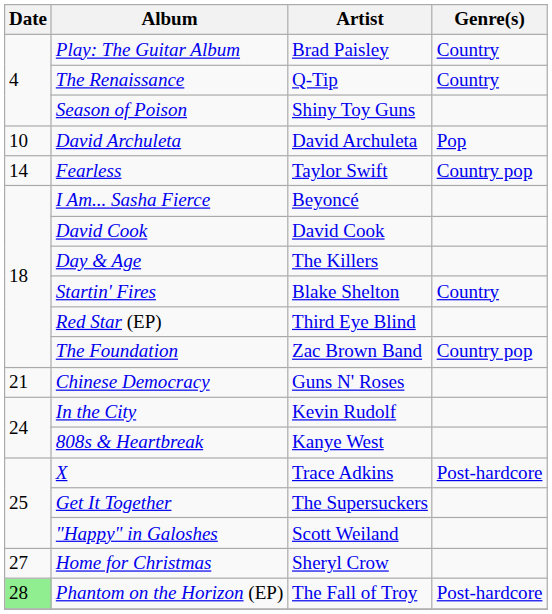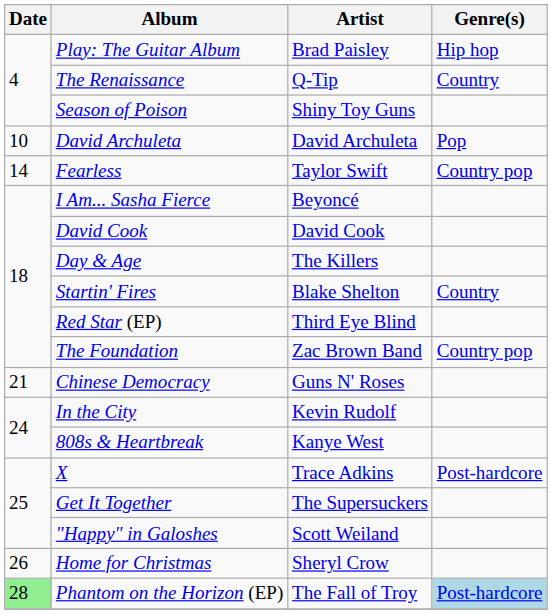(468, 49) Country -> (468, 49) Hip hop
(19, 563) 27 -> (19, 563) 26
(490, 593) no background -> (490, 593) lightblue background
